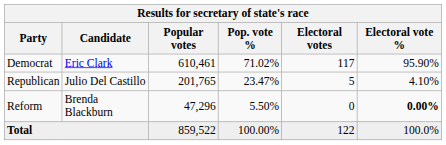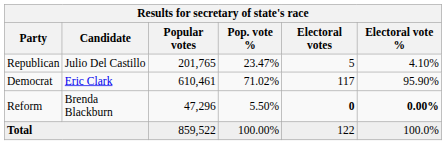rows swapped: (30, 63) <-> (33, 81)
(352, 106) normal -> (352, 106) bold
